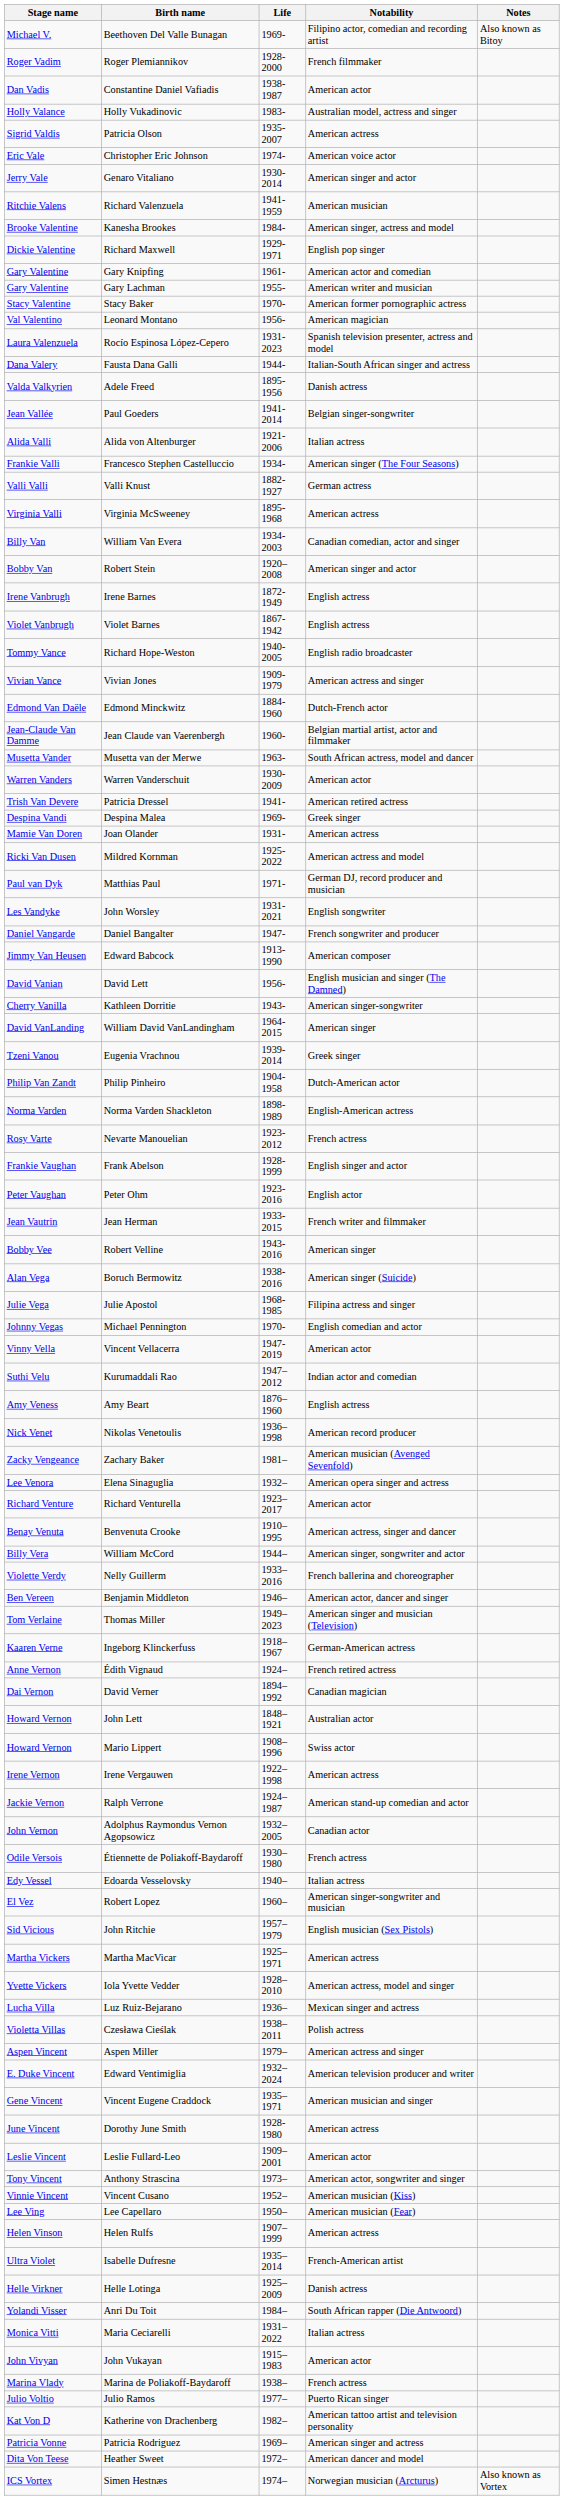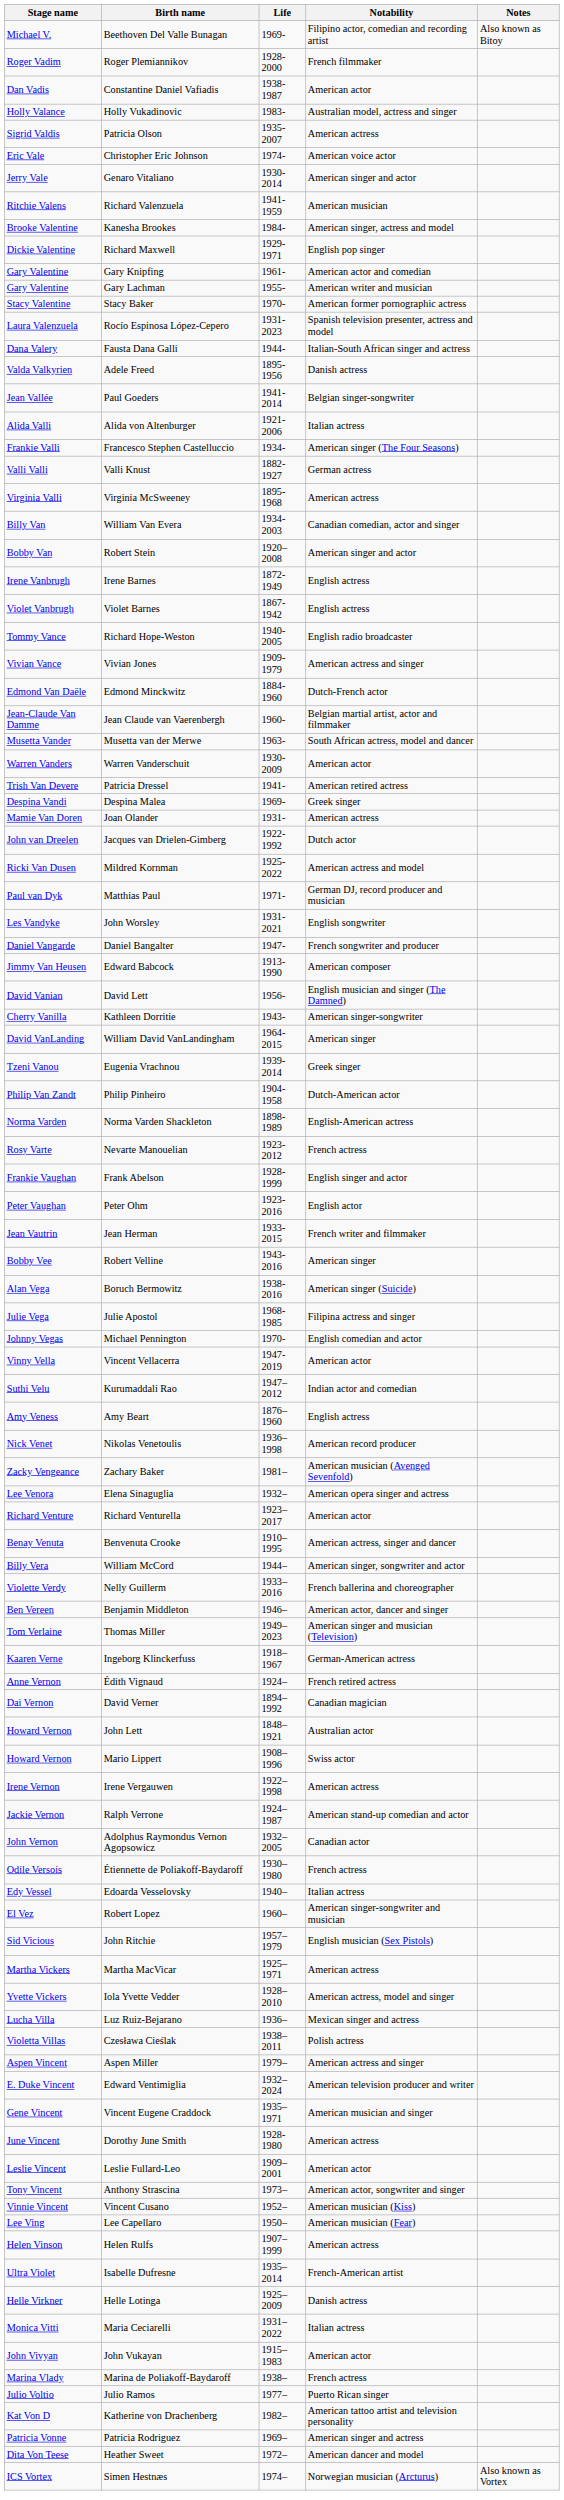- row: (141, 320)
+ row: (165, 840)
- row: (130, 2311)
